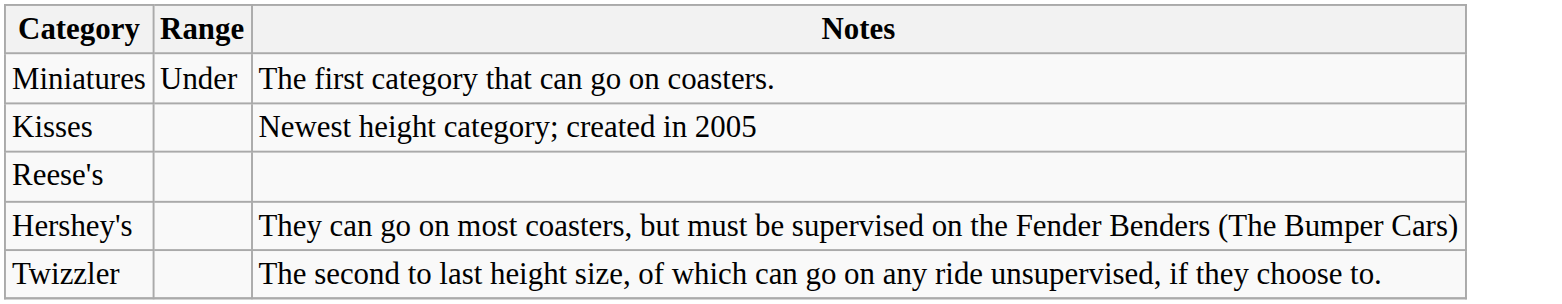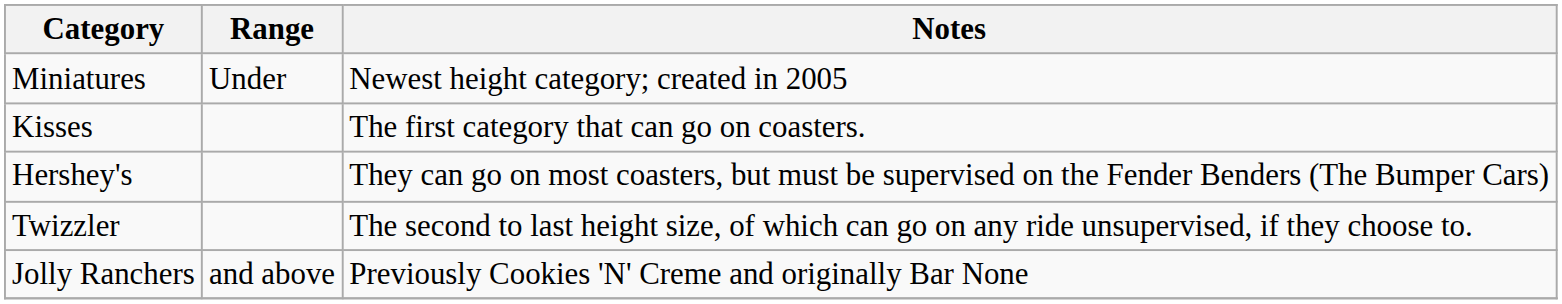(517, 77) The first category that can go on coasters. -> (598, 77) Newest height category; created in 2005
(508, 126) Newest height category; created in 2005 -> (607, 126) The first category that can go on coasters.
- row: (58, 175)
+ row: (103, 273)
